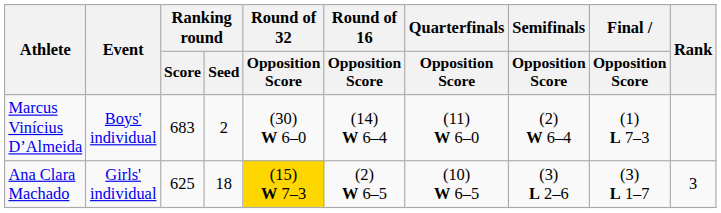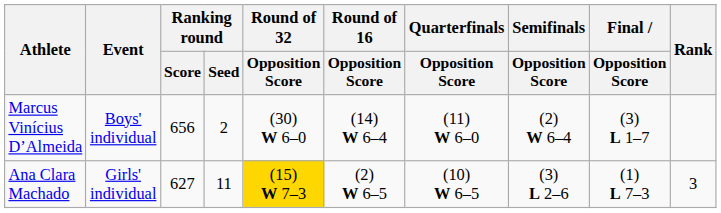(182, 128) 683 -> (182, 128) 656
(630, 128) (1) L 7–3 -> (630, 128) (3) L 1–7
(182, 184) 625 -> (182, 184) 627
(224, 184) 18 -> (224, 184) 11
(630, 184) (3) L 1–7 -> (630, 184) (1) L 7–3
